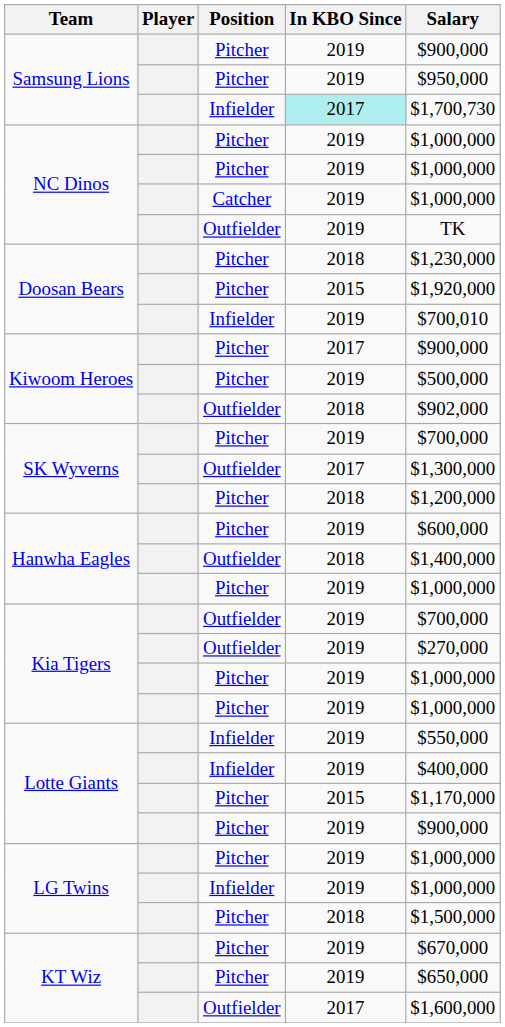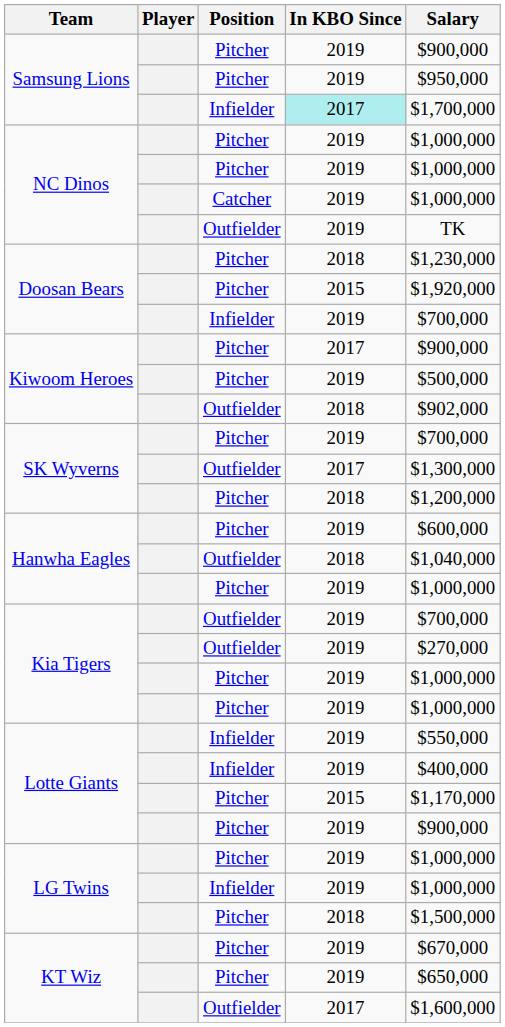(453, 109) $1,700,730 -> (453, 109) $1,700,000
(453, 318) $700,010 -> (453, 318) $700,000
(453, 558) $1,400,000 -> (453, 558) $1,040,000
